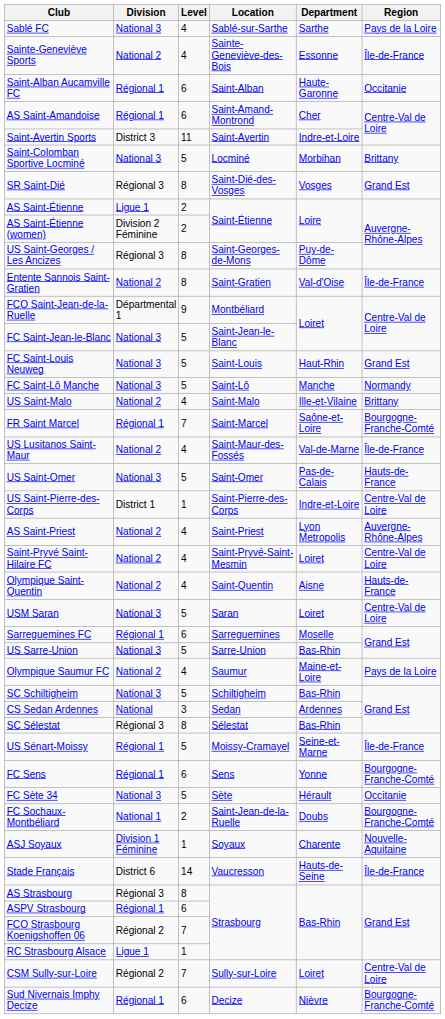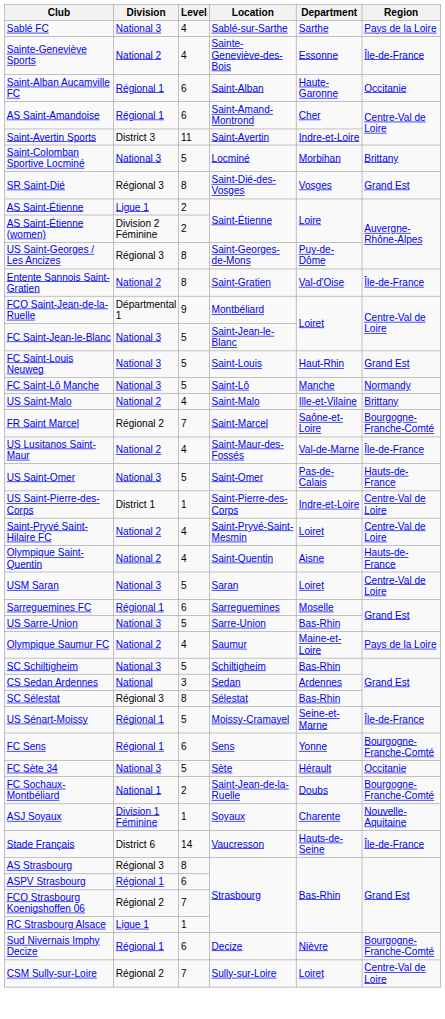(140, 423) Régional 1 -> (140, 423) Régional 2
- row: (41, 532)
rows swapped: (53, 1001) <-> (52, 974)
